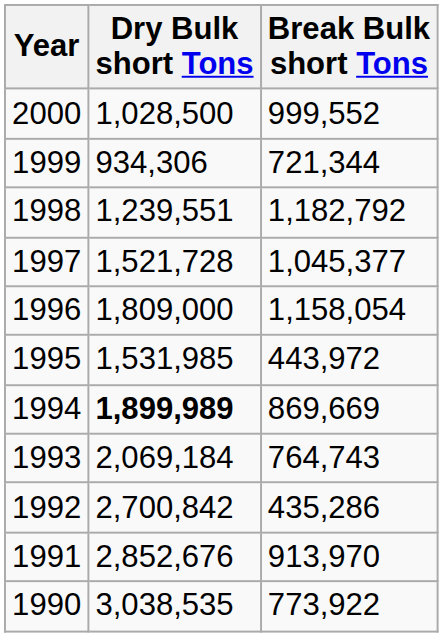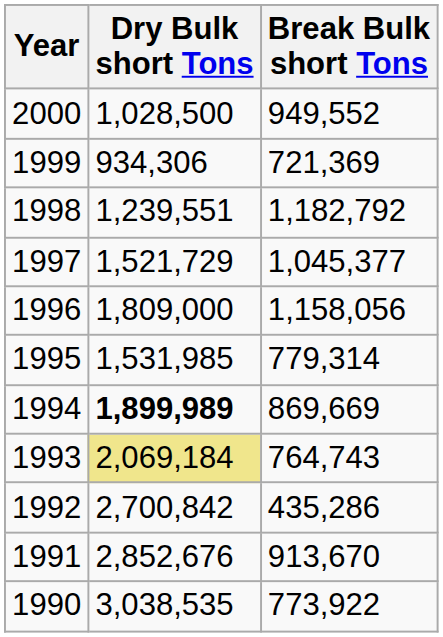(324, 113) 999,552 -> (324, 113) 949,552
(324, 162) 721,344 -> (324, 162) 721,369
(165, 260) 1,521,728 -> (165, 260) 1,521,729
(337, 310) 1,158,054 -> (337, 310) 1,158,056
(324, 359) 443,972 -> (324, 359) 779,314
(165, 457) no background -> (165, 457) khaki background
(324, 556) 913,970 -> (324, 556) 913,670
